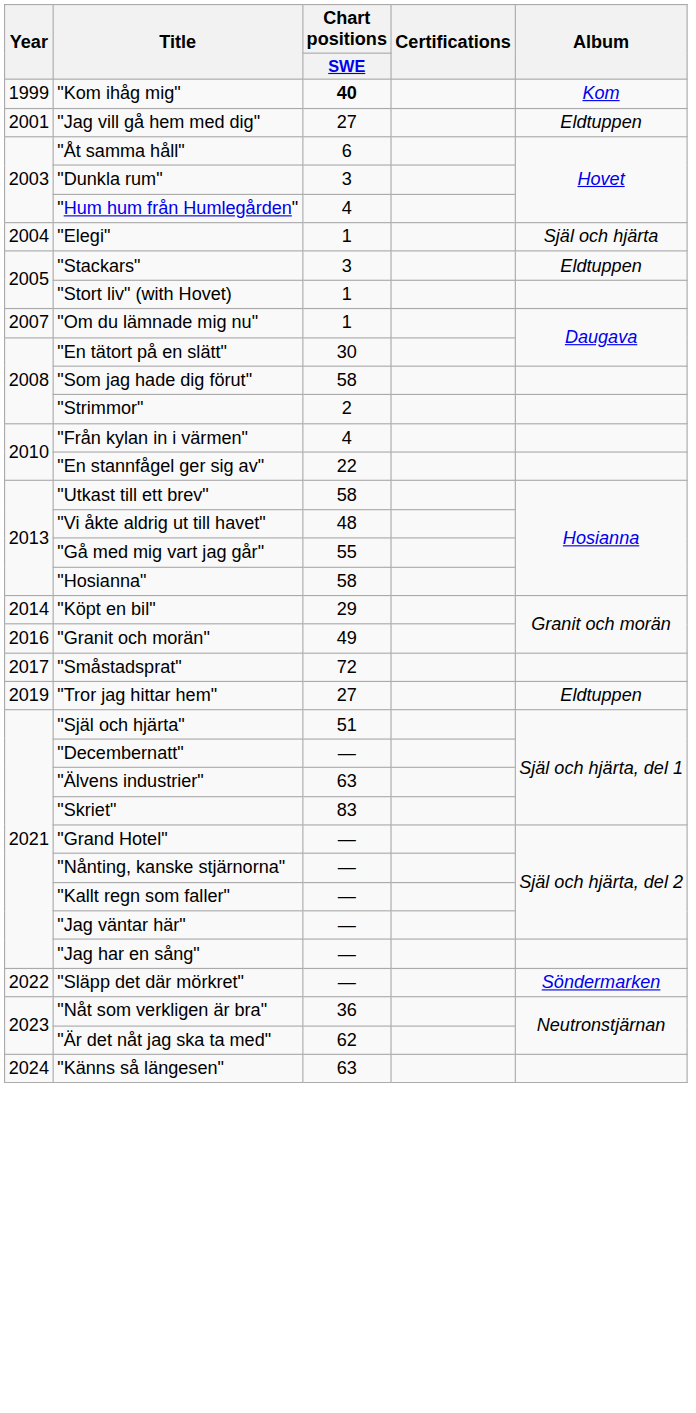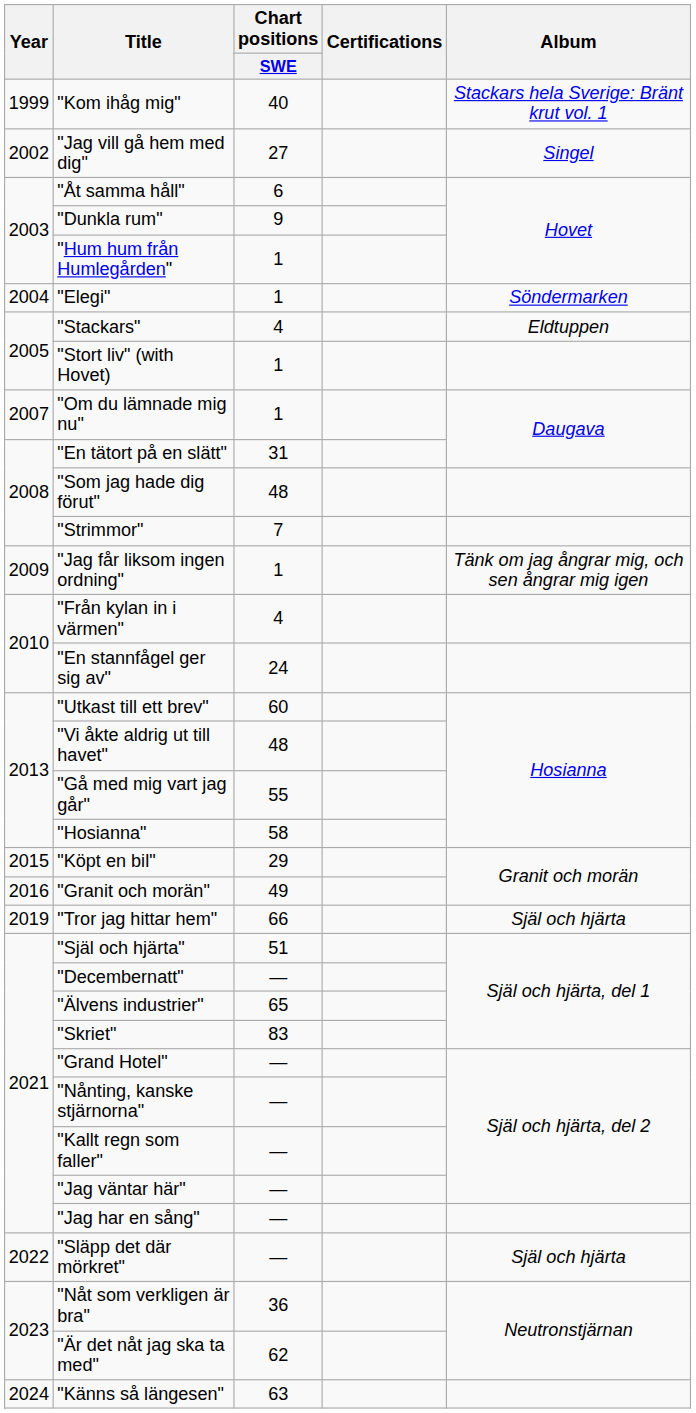(347, 93) bold -> (278, 103) normal
(601, 93) Kom -> (568, 103) Stackars hela Sverige: Bränt krut vol. 1
(29, 122) 2001 -> (29, 152) 2002
(601, 122) Eldtuppen -> (568, 152) Singel
(347, 179) 3 -> (278, 220) 9
(347, 208) 4 -> (278, 259) 1
(601, 236) Själ och hjärta -> (568, 297) Söndermarken
(347, 265) 3 -> (278, 326) 4
(347, 351) 30 -> (278, 453) 31
(347, 380) 58 -> (278, 492) 48
(347, 408) 2 -> (278, 531) 7
+ row: (141, 569)
(347, 466) 22 -> (278, 667) 24
(347, 494) 58 -> (278, 706) 60
(29, 609) 2014 -> (29, 862) 2015
- row: (119, 667)
(347, 695) 27 -> (278, 919) 66
(601, 695) Eldtuppen -> (568, 919) Själ och hjärta
(347, 781) 63 -> (278, 1005) 65
(601, 982) Söndermarken -> (568, 1257) Själ och hjärta
